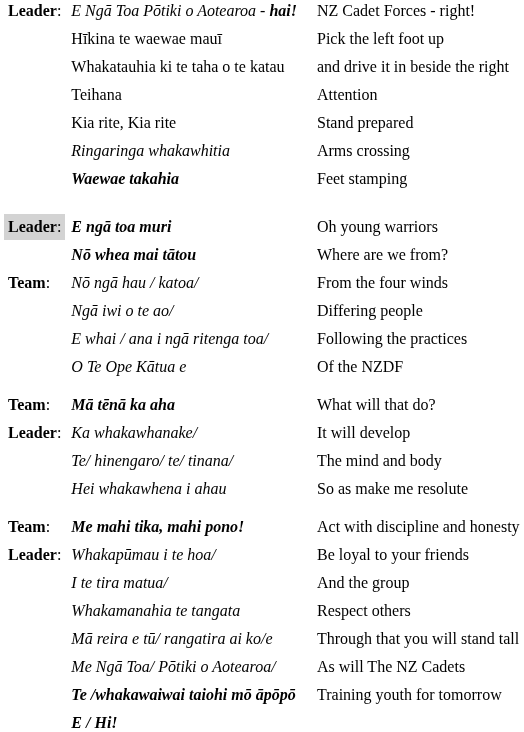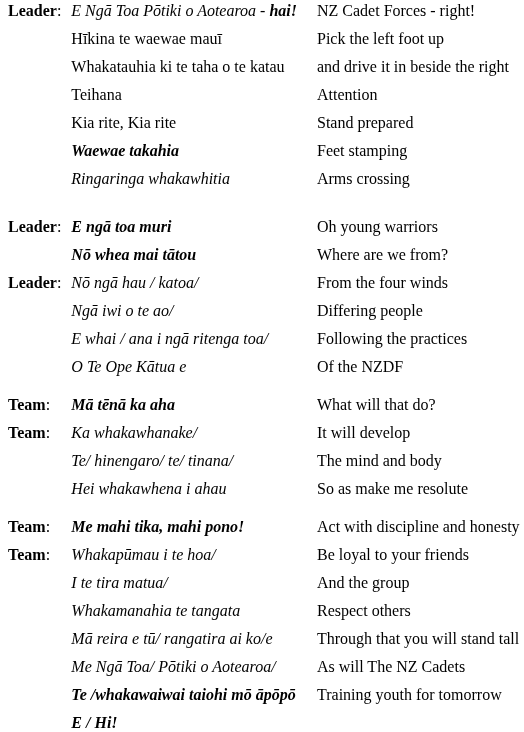rows swapped: (151, 150) <-> (125, 178)
(35, 226) lightgrey background -> (35, 226) no background
(29, 282) Team: -> (35, 282) Leader:
(35, 432) Leader: -> (29, 432) Team:
(35, 554) Leader: -> (29, 554) Team:
